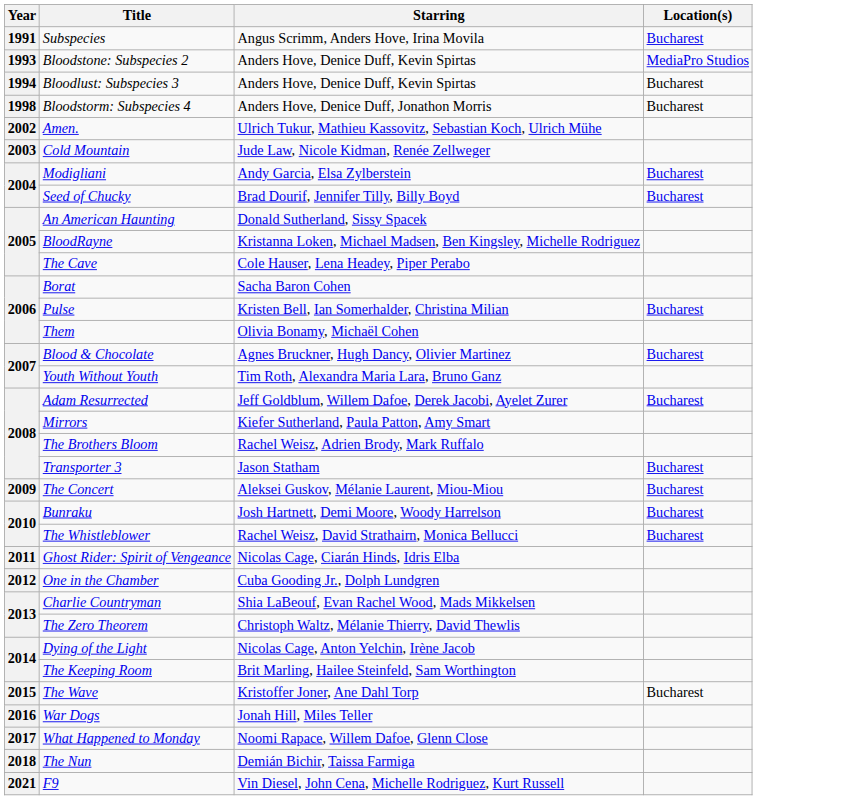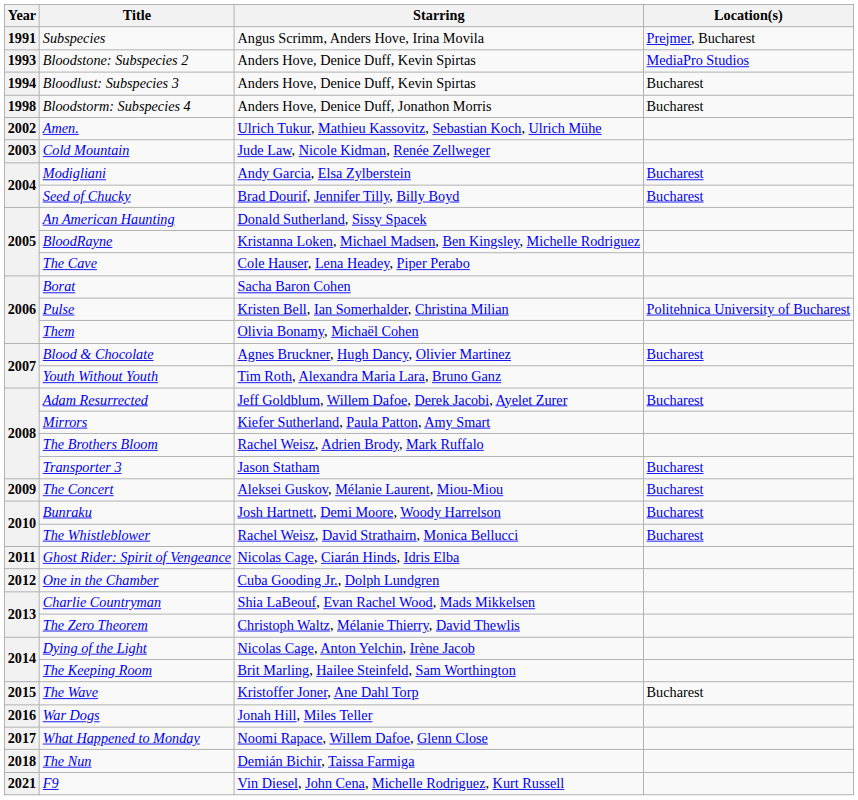(675, 38) Bucharest -> (701, 38) Prejmer, Bucharest
(675, 309) Bucharest -> (748, 309) Politehnica University of Bucharest
